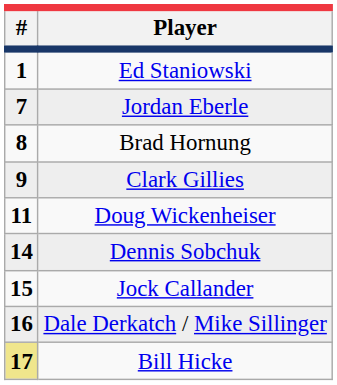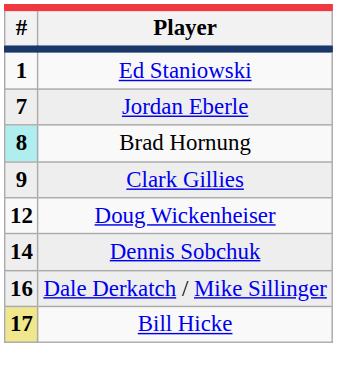(21, 142) no background -> (21, 142) paleturquoise background
(21, 215) 11 -> (21, 215) 12
- row: (185, 288)
